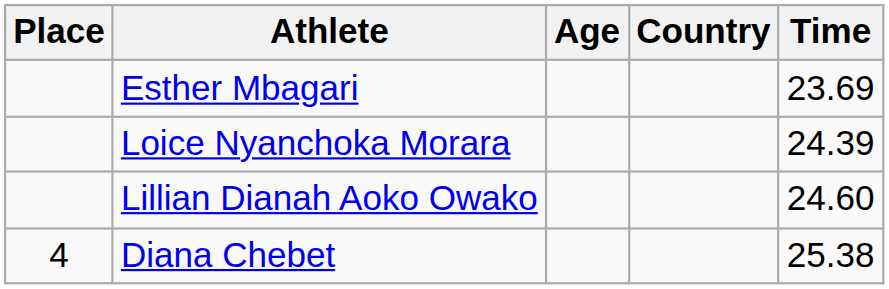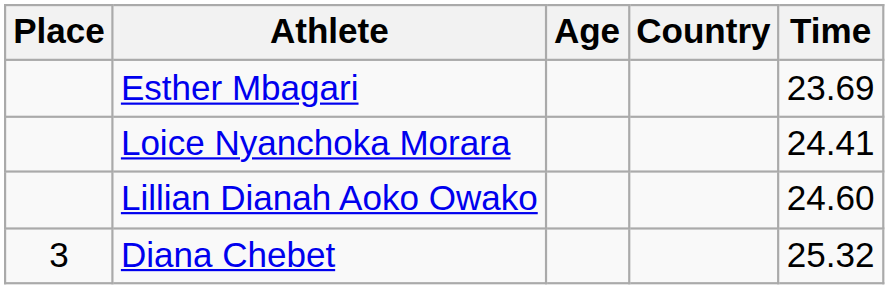(831, 143) 24.39 -> (831, 143) 24.41
(59, 254) 4 -> (59, 254) 3
(831, 254) 25.38 -> (831, 254) 25.32
